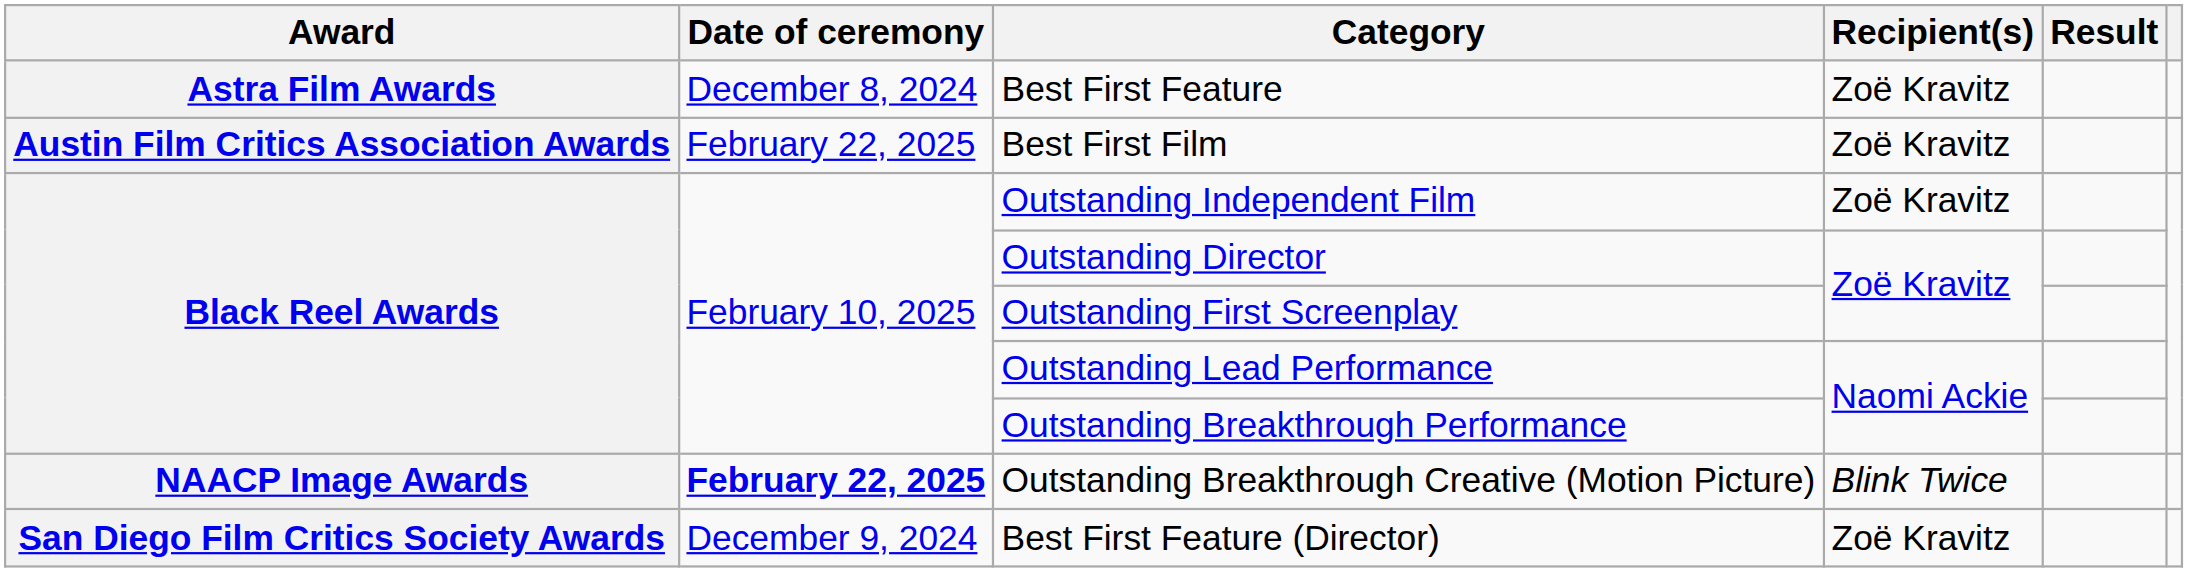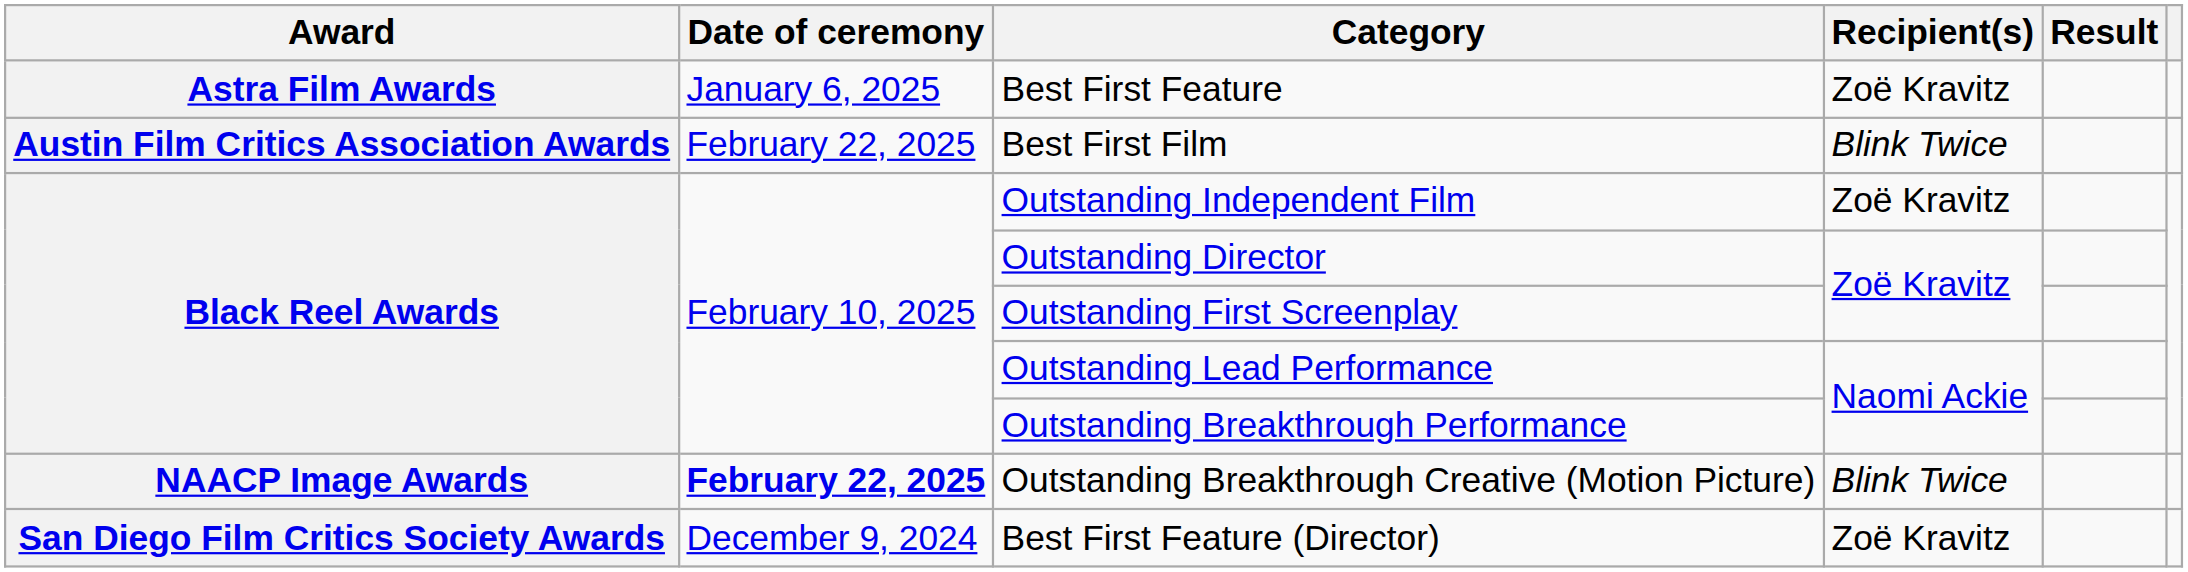(832, 88) December 8, 2024 -> (813, 88) January 6, 2025
(1921, 144) Zoë Kravitz -> (1920, 144) Blink Twice
